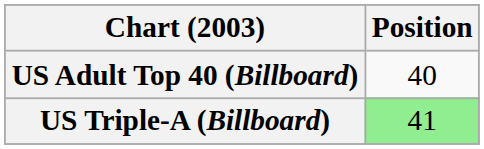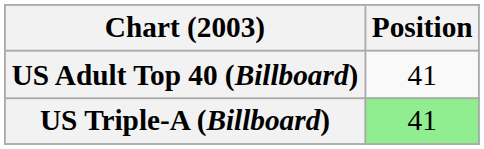(422, 74) 40 -> (422, 74) 41
